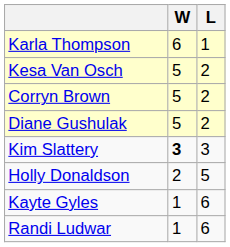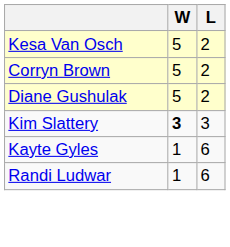- row: (69, 44)
- row: (69, 176)
